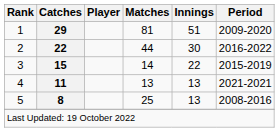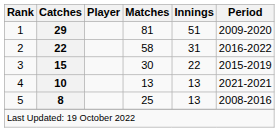(147, 48) 44 -> (147, 48) 58
(194, 48) 30 -> (194, 48) 31
(147, 65) 14 -> (147, 65) 30
(60, 83) 11 -> (60, 83) 10
